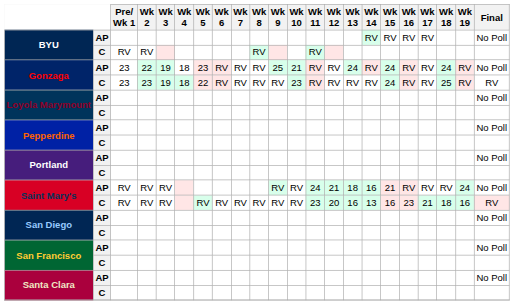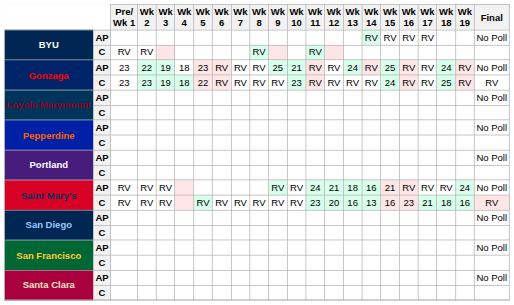(390, 68) 24 -> (390, 68) 25
